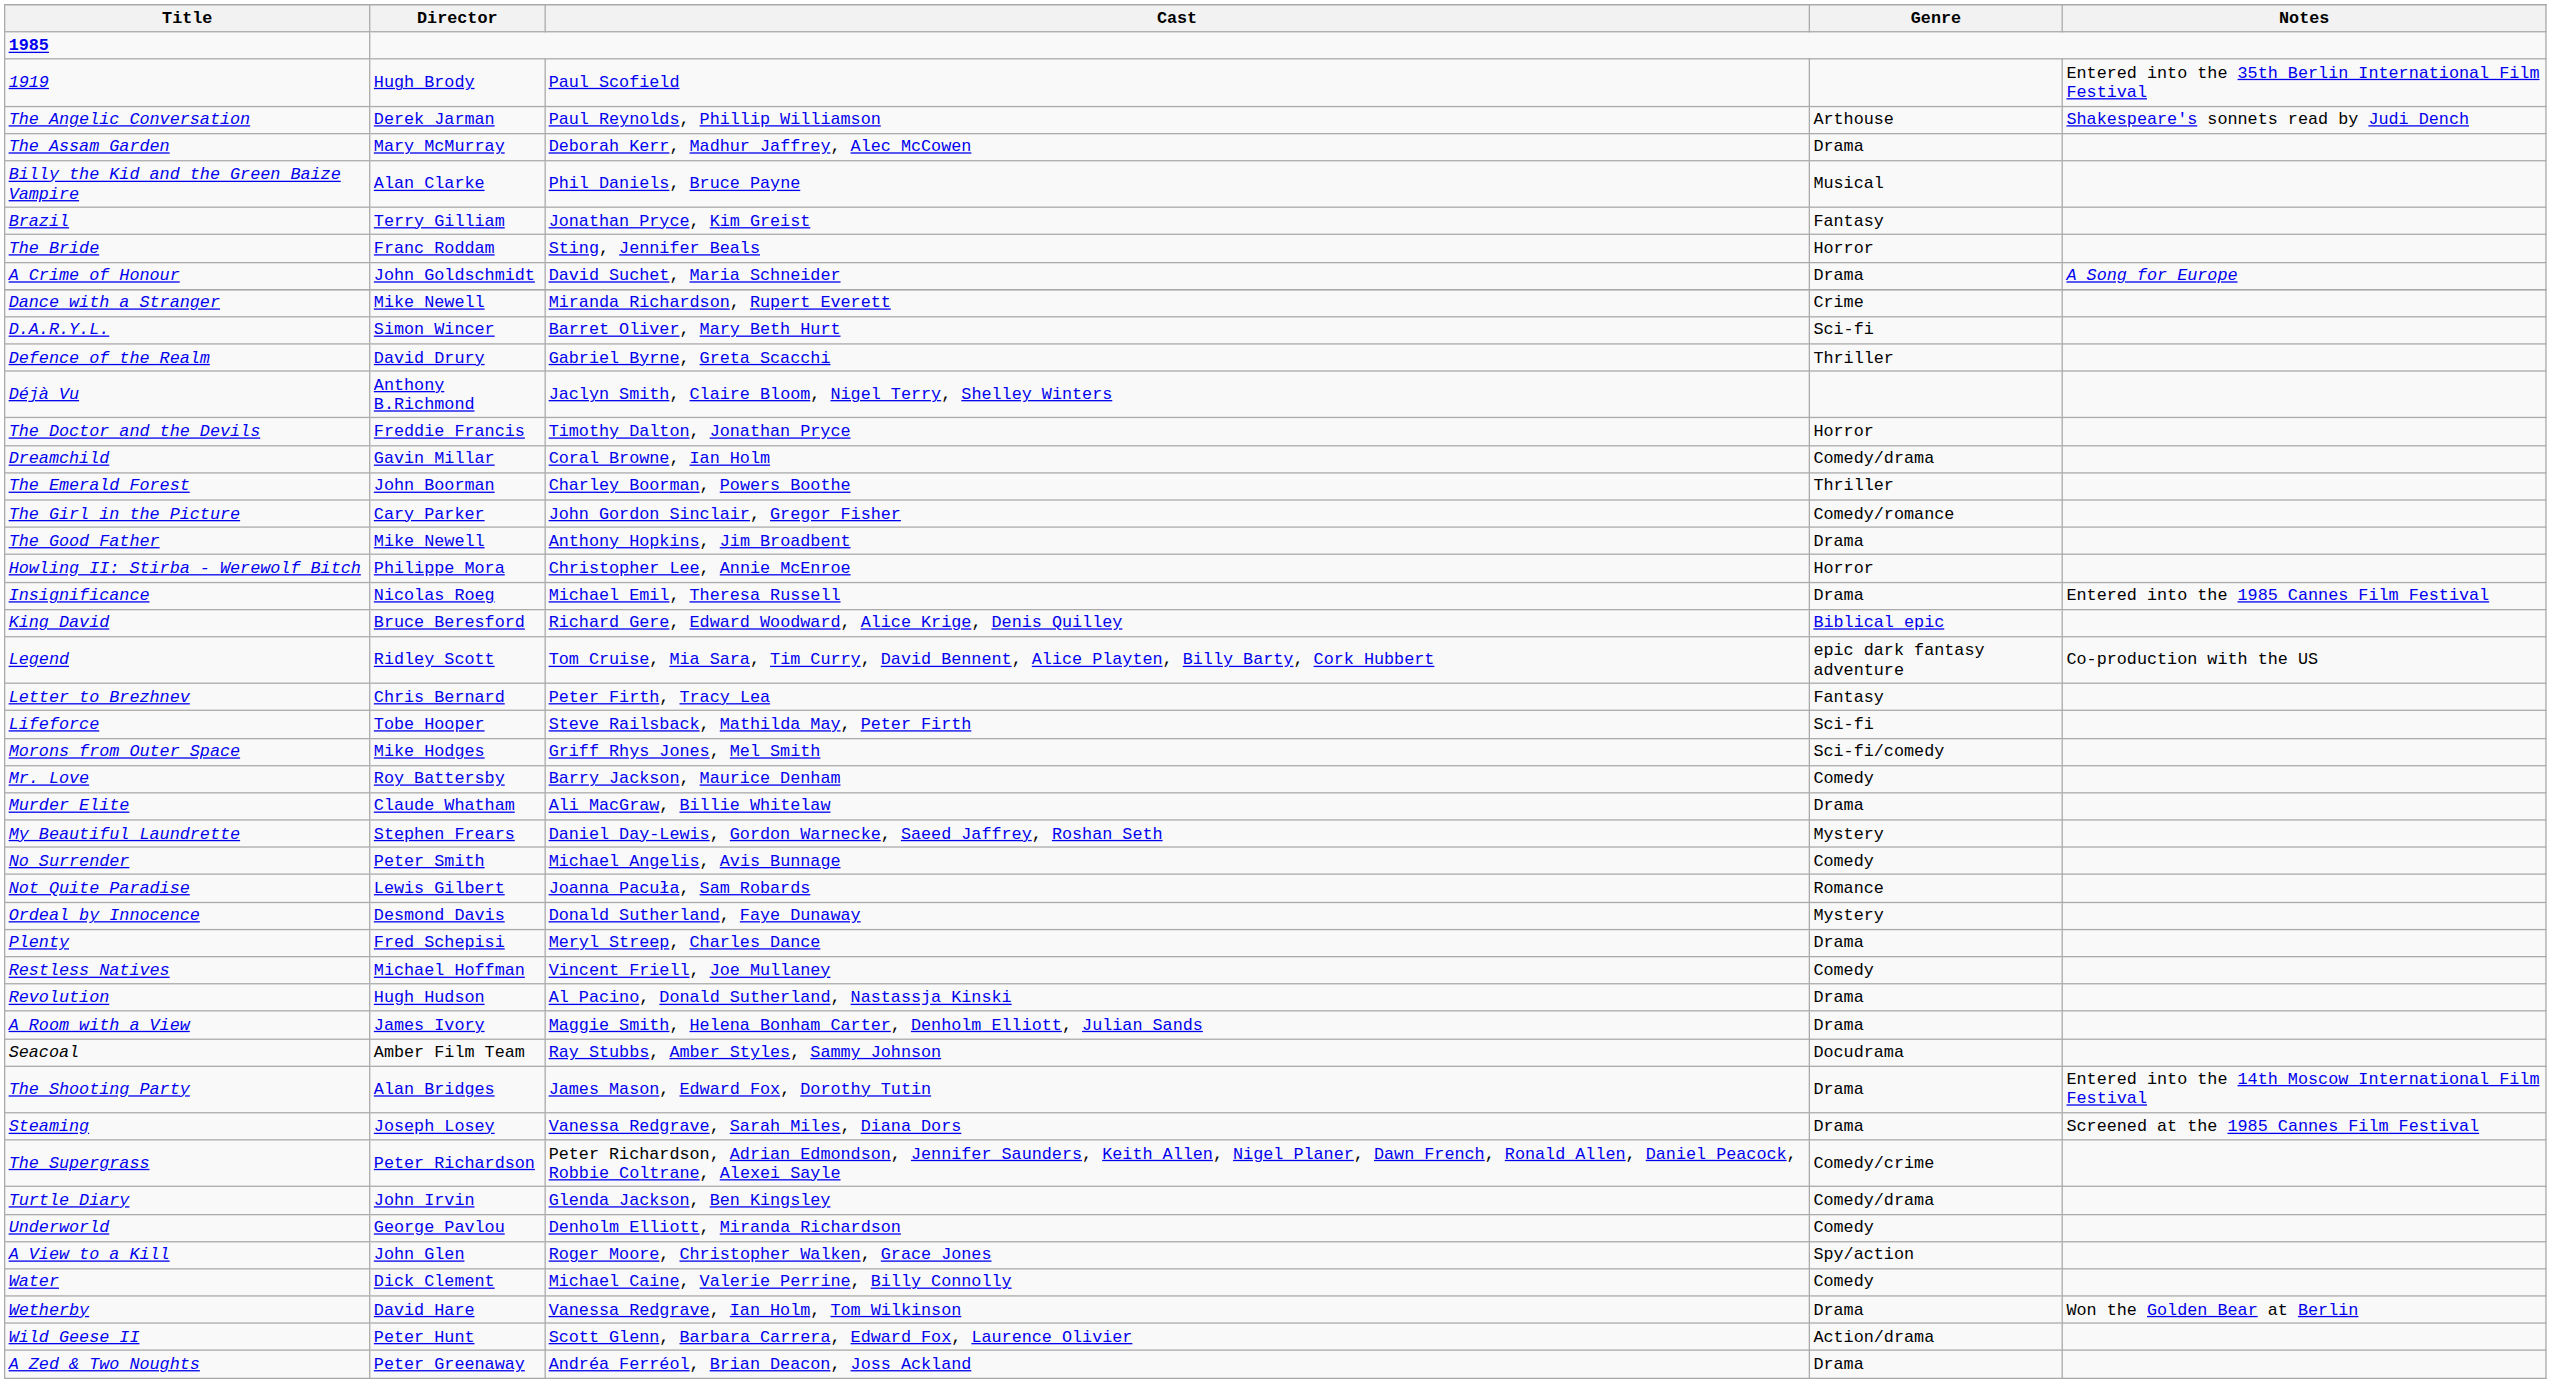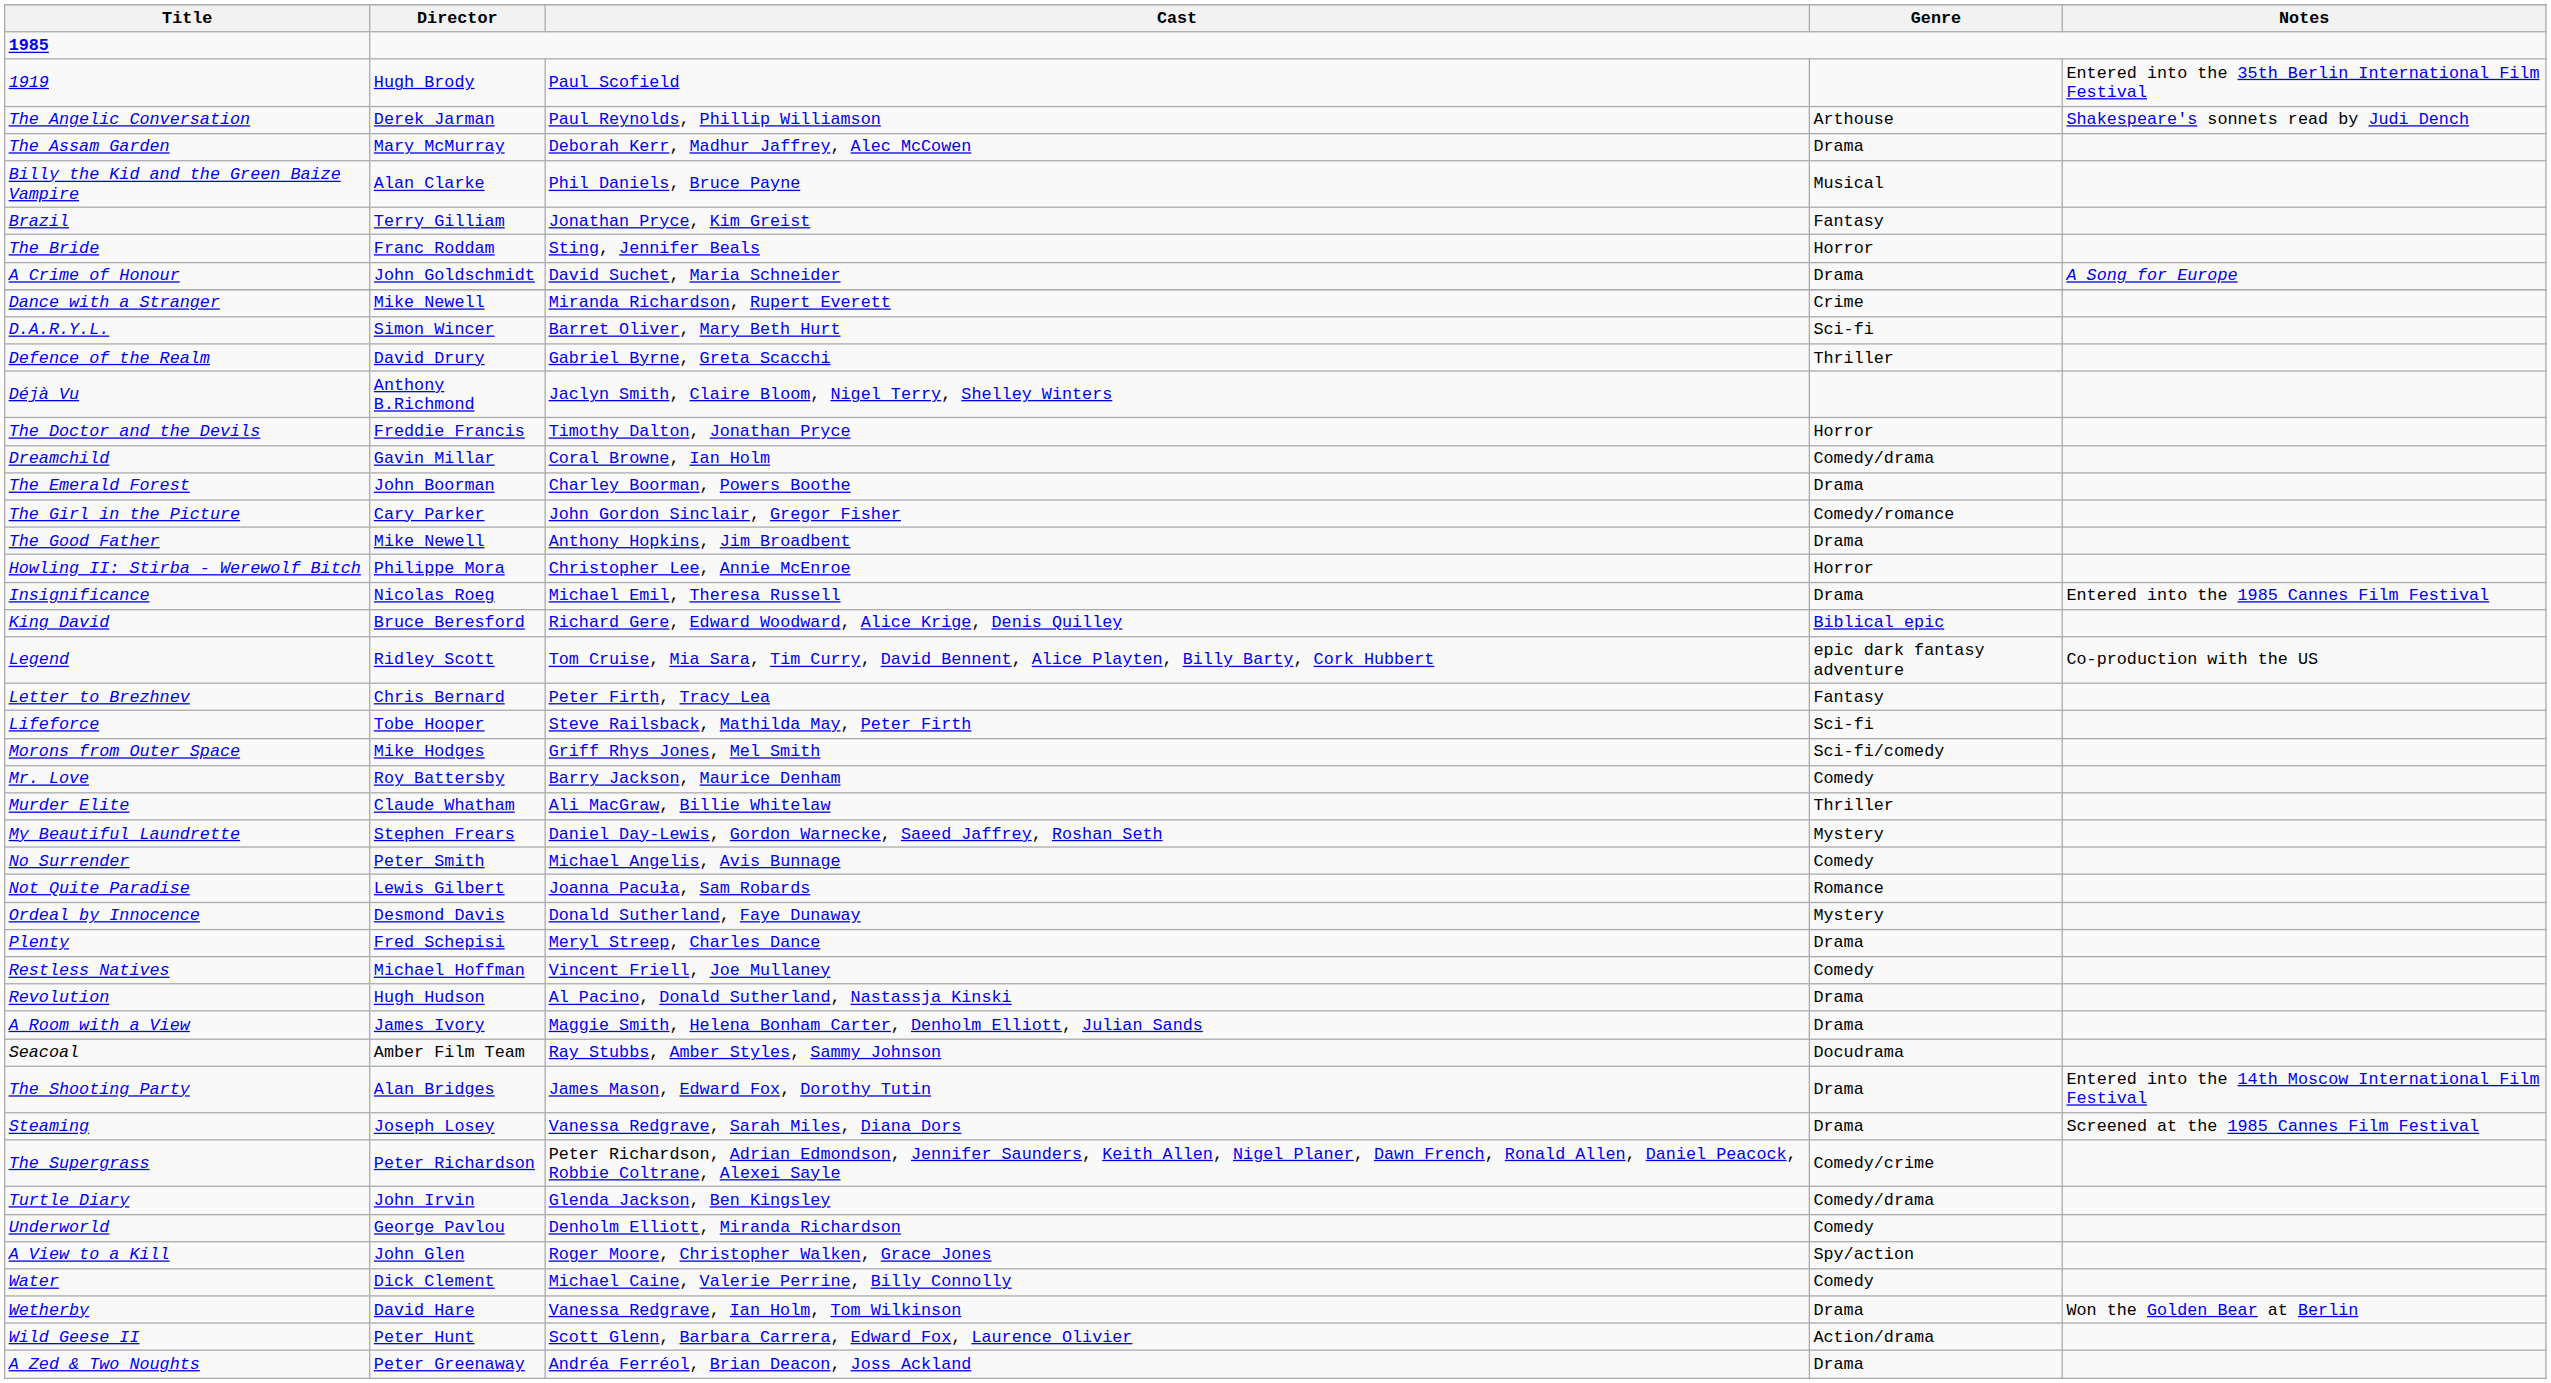(1854, 486) Thriller -> (1839, 486) Drama
(1839, 806) Drama -> (1854, 806) Thriller
